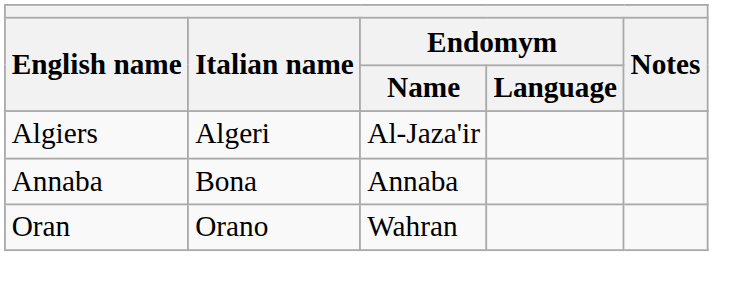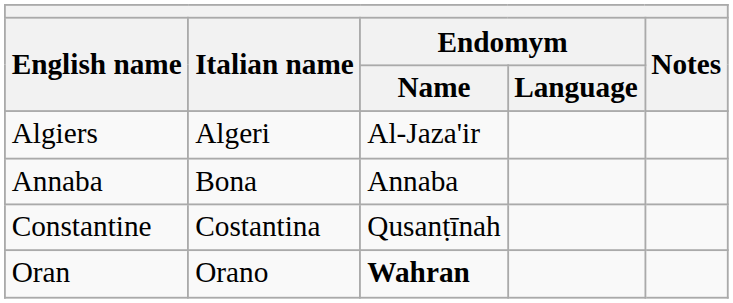+ row: (82, 226)
(412, 226) normal -> (419, 273) bold
